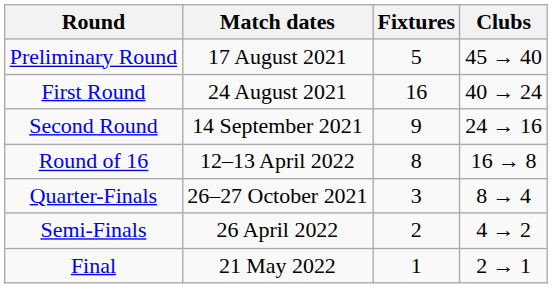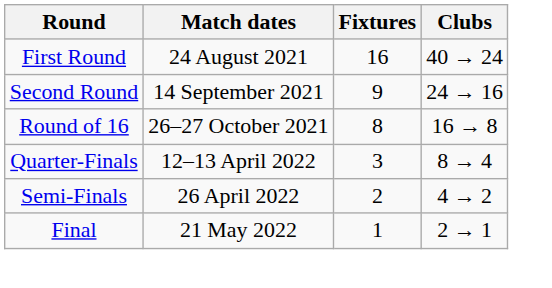- row: (93, 56)
(277, 160) 12–13 April 2022 -> (238, 126) 26–27 October 2021
(277, 195) 26–27 October 2021 -> (238, 160) 12–13 April 2022
